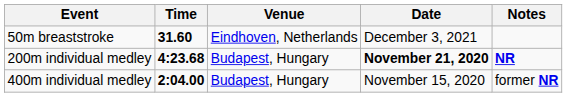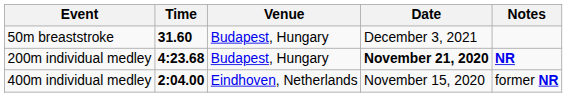(284, 37) Eindhoven, Netherlands -> (270, 37) Budapest, Hungary
(270, 80) Budapest, Hungary -> (284, 80) Eindhoven, Netherlands
